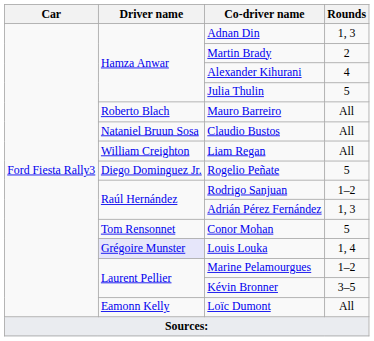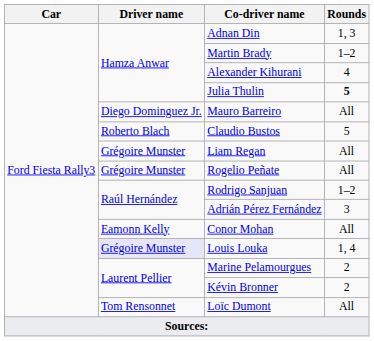(347, 52) 2 -> (347, 52) 1–2
(347, 91) normal -> (347, 91) bold
(135, 111) Roberto Blach -> (151, 111) Diego Dominguez Jr.
(150, 130) Nataniel Bruun Sosa -> (135, 130) Roberto Blach
(347, 130) All -> (347, 130) 5
(145, 150) William Creighton -> (143, 150) Grégoire Munster
(151, 170) Diego Dominguez Jr. -> (143, 170) Grégoire Munster
(347, 170) 5 -> (347, 170) All
(347, 209) 1, 3 -> (347, 209) 3
(138, 228) Tom Rensonnet -> (135, 228) Eamonn Kelly
(347, 228) 5 -> (347, 228) All
(347, 267) 1–2 -> (347, 267) 2
(347, 287) 3–5 -> (347, 287) 2
(135, 306) Eamonn Kelly -> (138, 306) Tom Rensonnet
